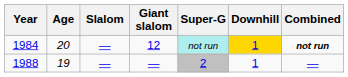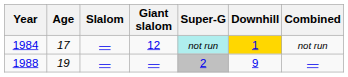(63, 44) 20 -> (63, 44) 17
(313, 44) bold -> (313, 45) normal
(255, 63) 1 -> (255, 63) 9
